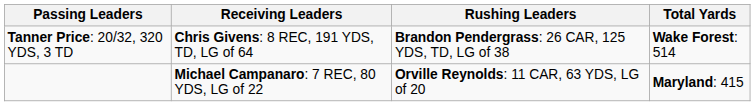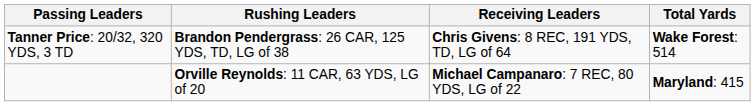columns swapped: (521, 15) <-> (282, 15)
